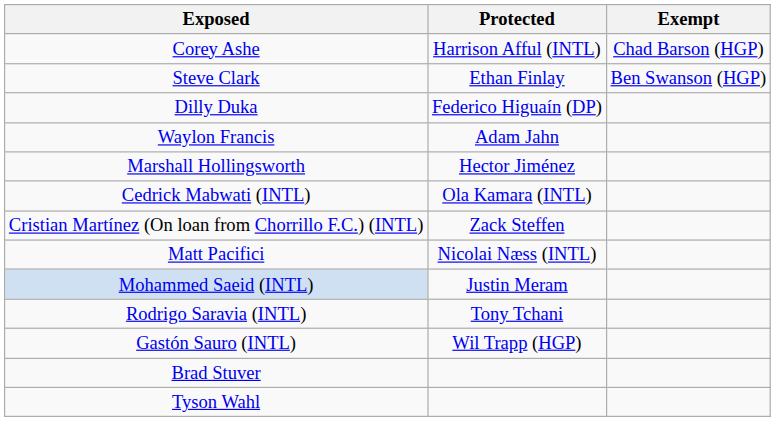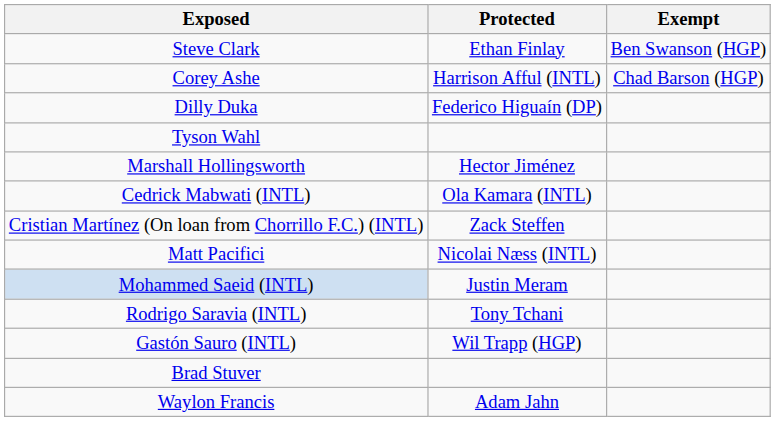rows swapped: (216, 48) <-> (216, 78)
rows swapped: (216, 136) <-> (216, 401)
